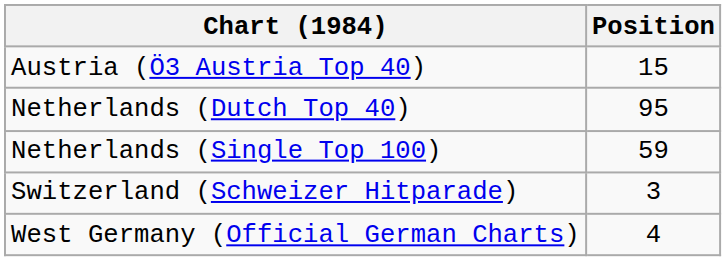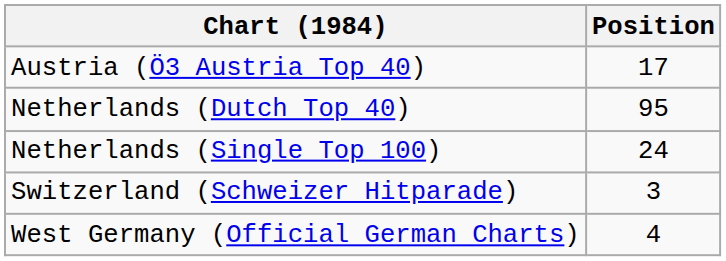(653, 68) 15 -> (653, 68) 17
(653, 151) 59 -> (653, 151) 24
